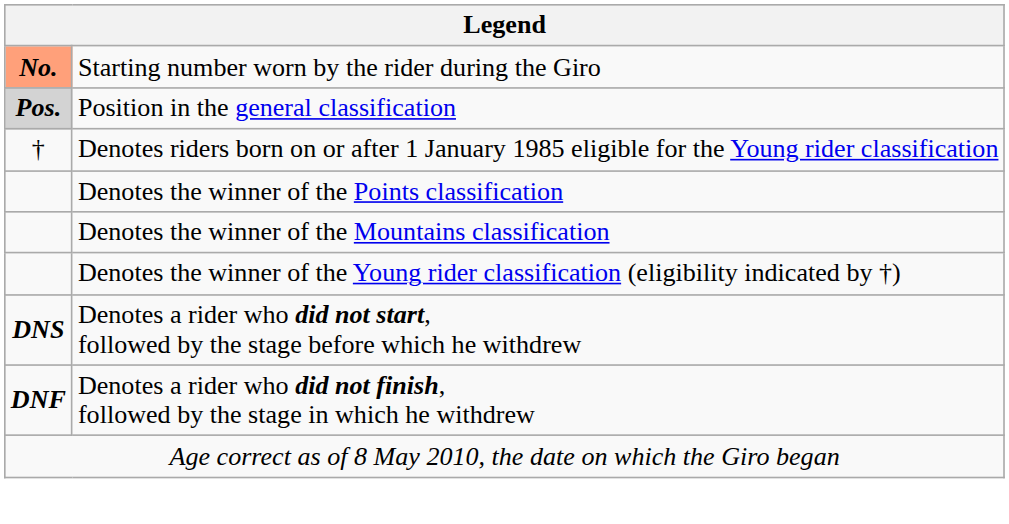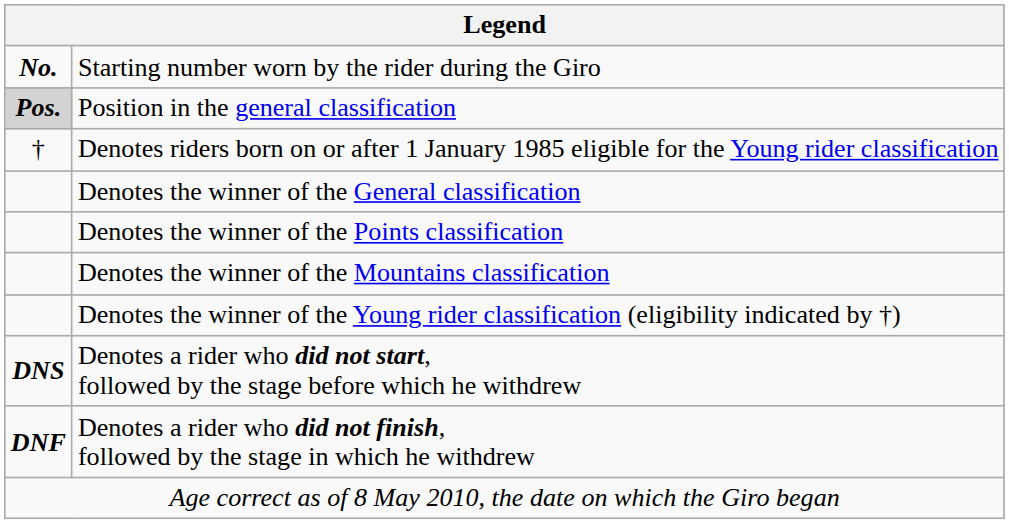(38, 66) lightsalmon background -> (38, 66) no background
+ row: (329, 190)
